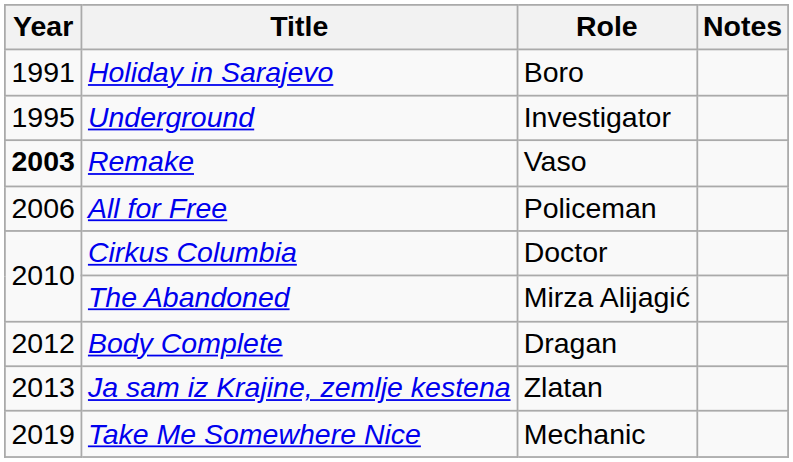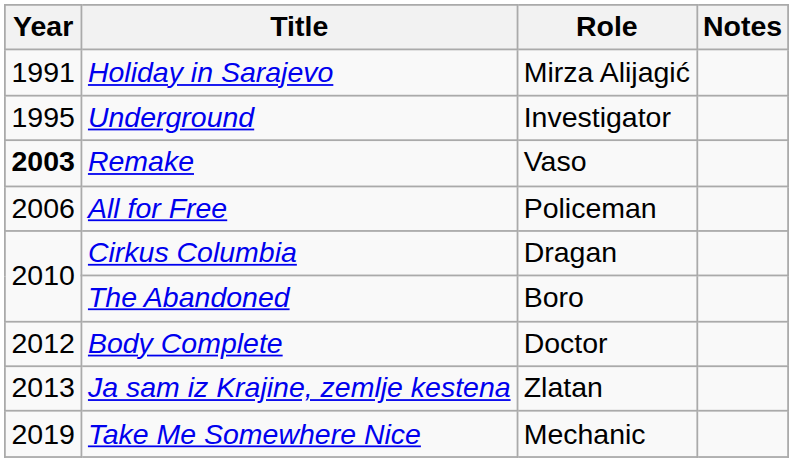(554, 72) Boro -> (607, 72) Mirza Alijagić
(566, 252) Doctor -> (570, 252) Dragan
(607, 298) Mirza Alijagić -> (554, 298) Boro
(570, 343) Dragan -> (566, 343) Doctor
